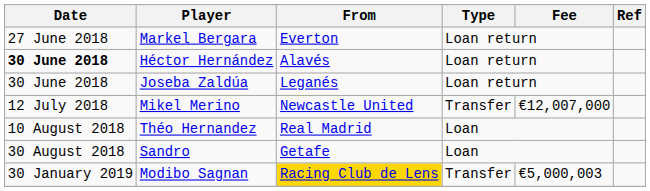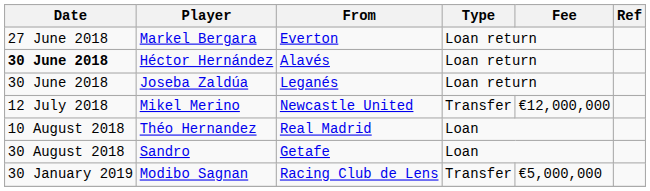(564, 107) €12,007,000 -> (564, 107) €12,000,000
(359, 175) gold background -> (359, 175) no background
(560, 175) €5,000,003 -> (560, 175) €5,000,000
